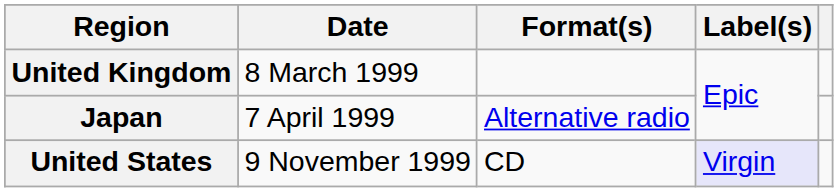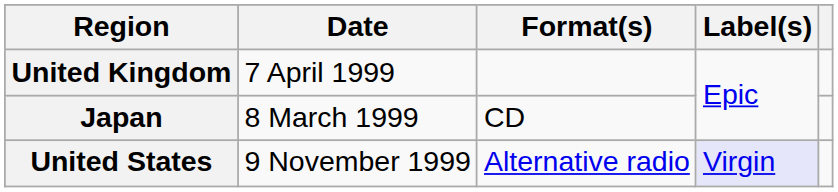(332, 72) 8 March 1999 -> (320, 72) 7 April 1999
(320, 117) 7 April 1999 -> (332, 117) 8 March 1999
(587, 117) Alternative radio -> (505, 117) CD
(505, 162) CD -> (587, 162) Alternative radio
